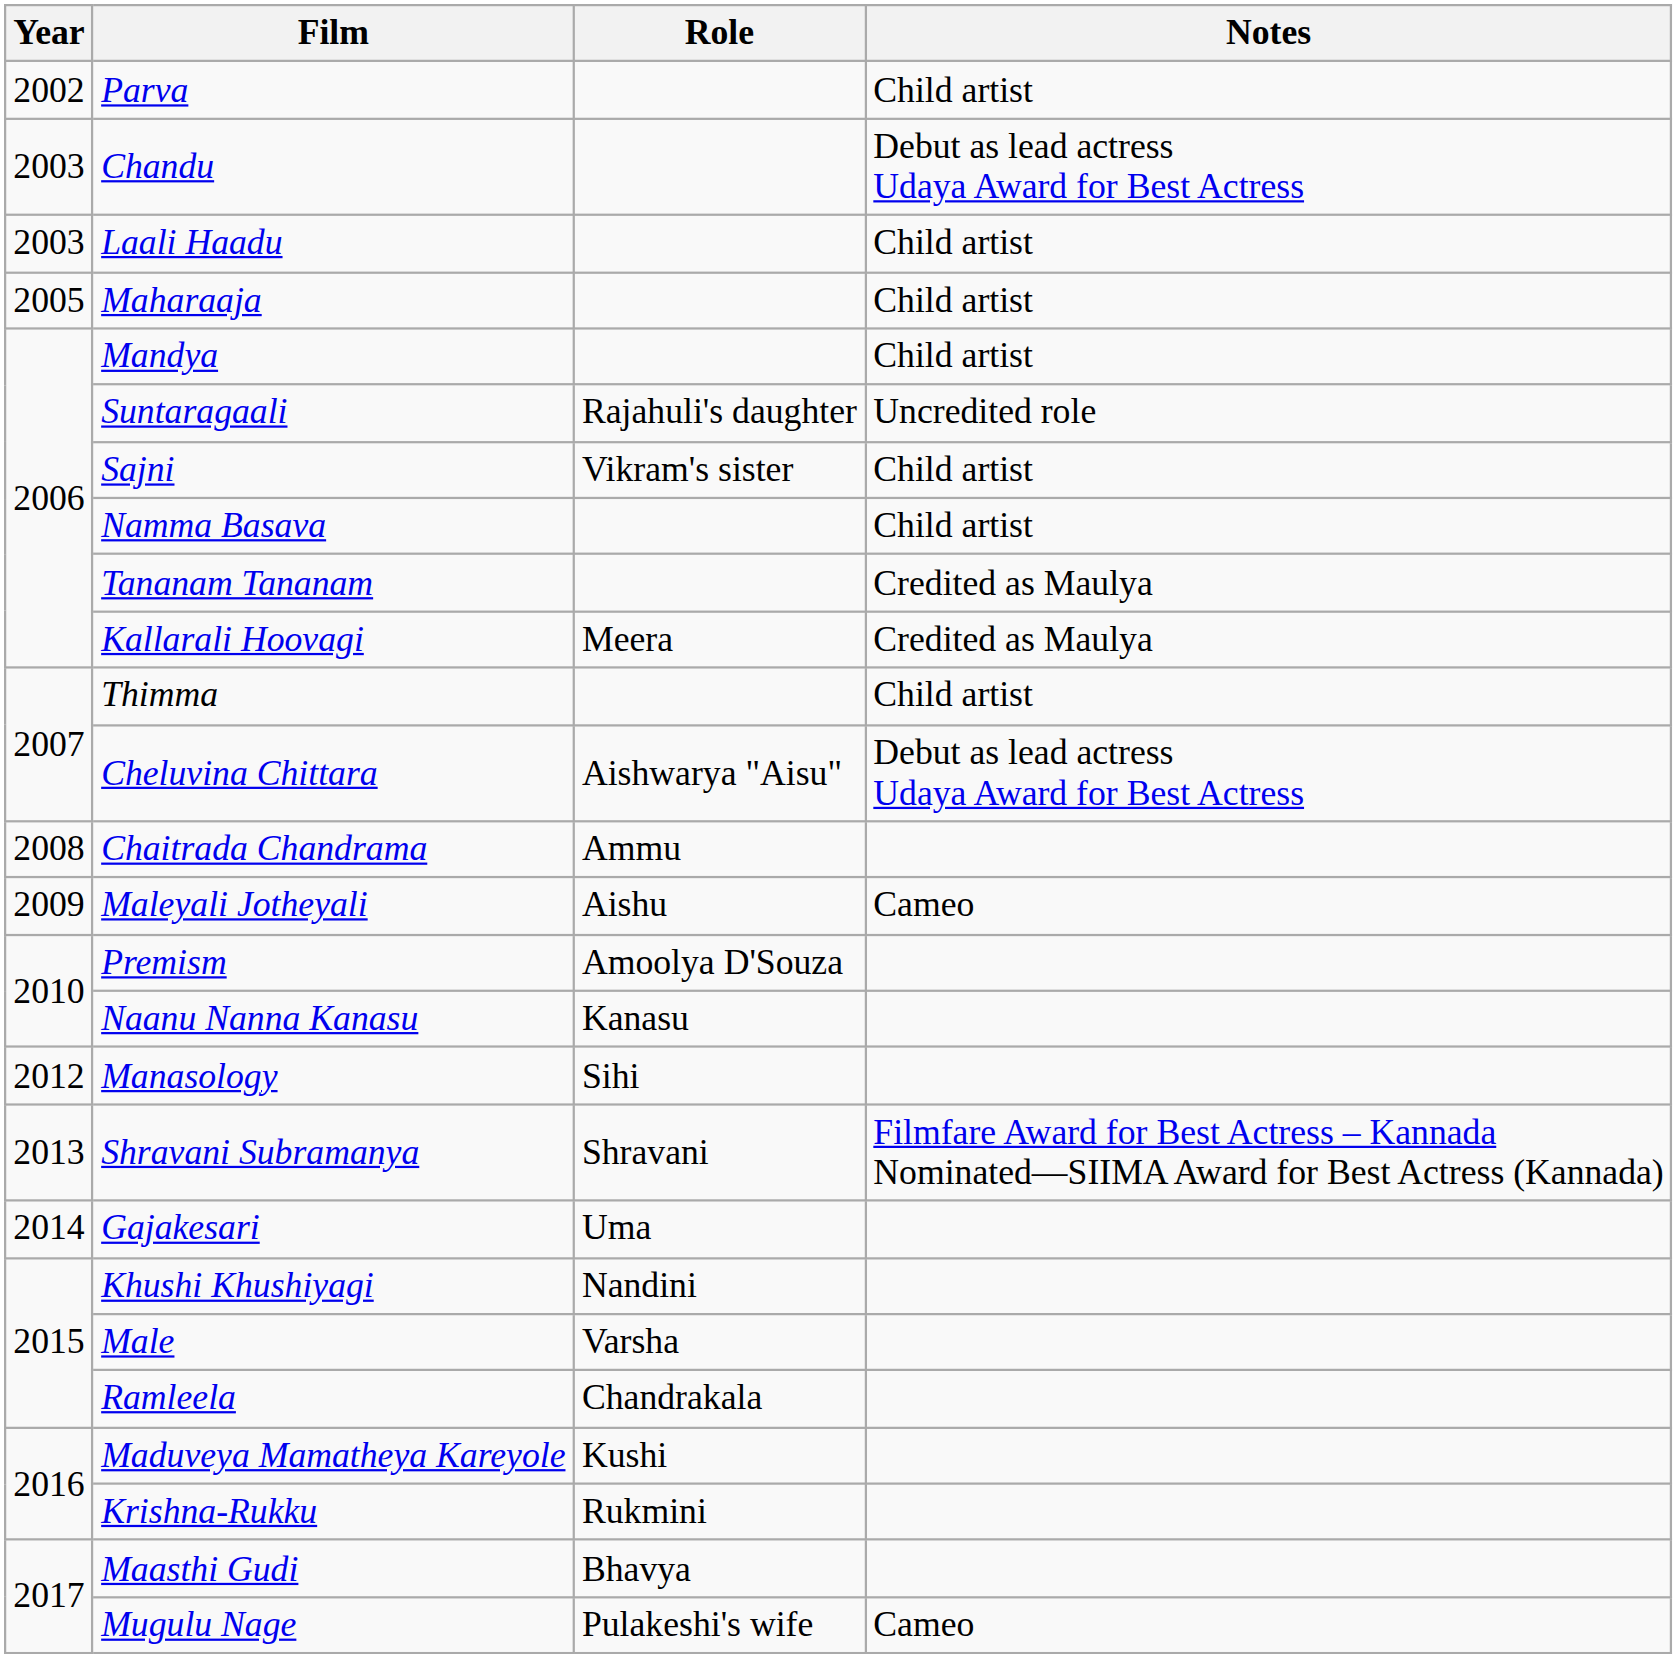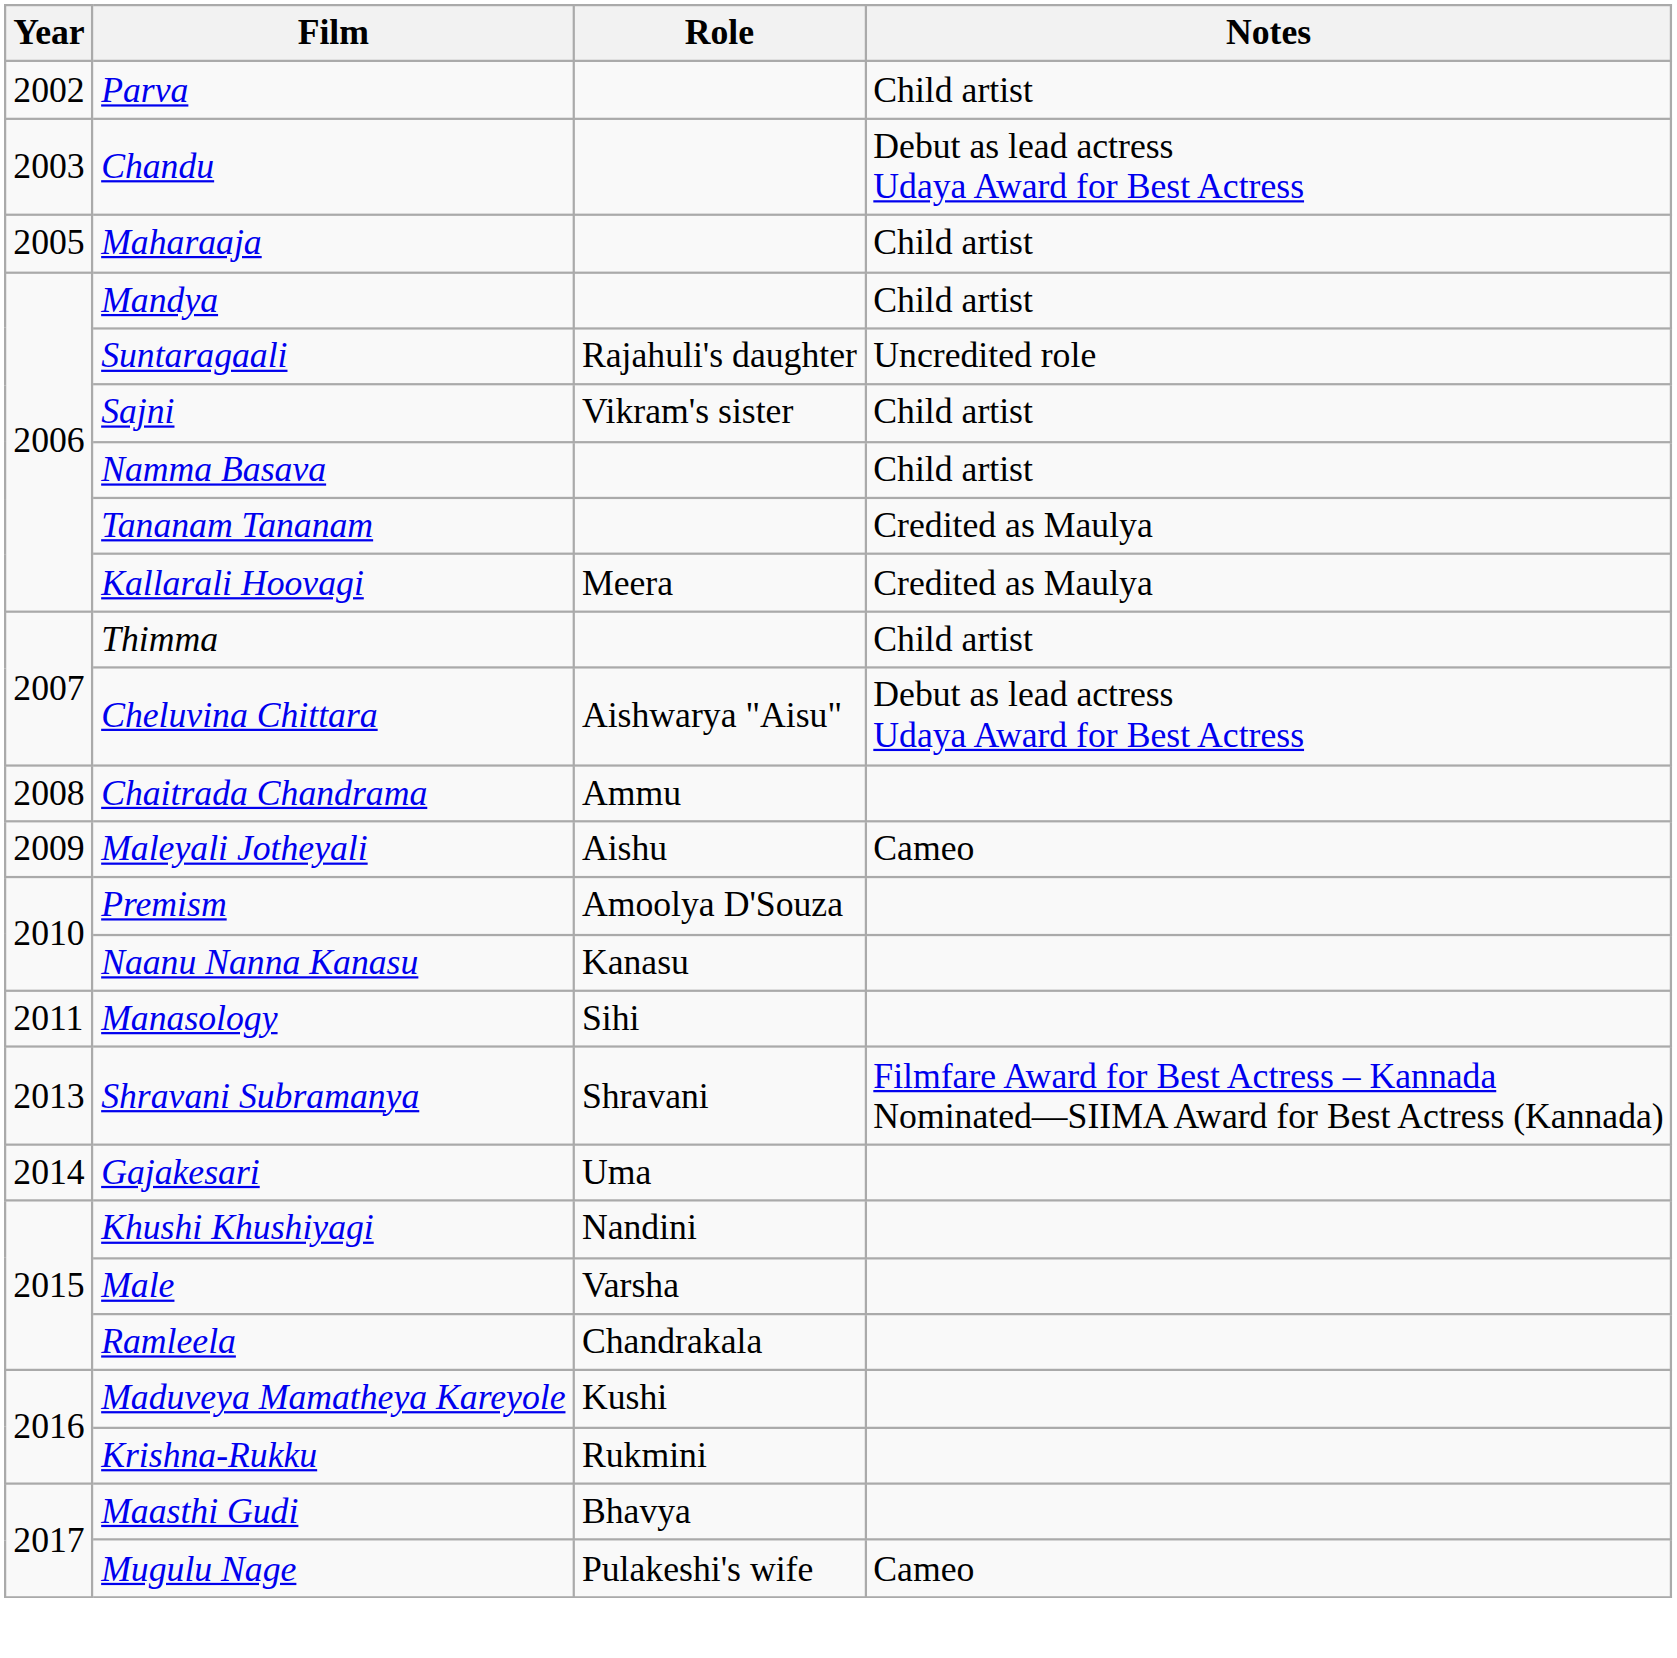- row: (192, 242)
(49, 1075) 2012 -> (48, 1018) 2011
